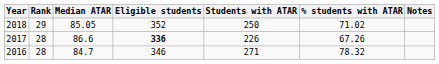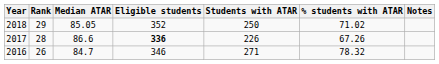(41, 53) 28 -> (41, 53) 26
